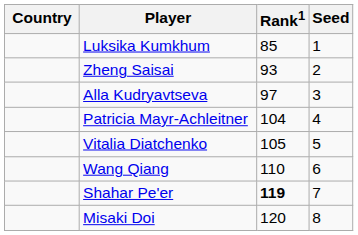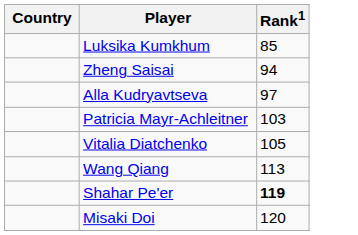- column: (331, 18)
(269, 70) 93 -> (269, 70) 94
(273, 119) 104 -> (273, 119) 103
(272, 168) 110 -> (272, 168) 113
